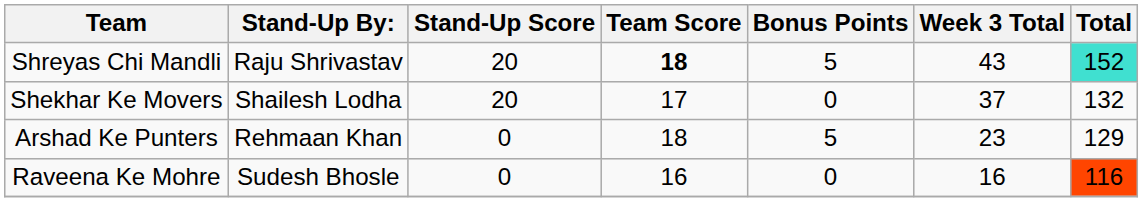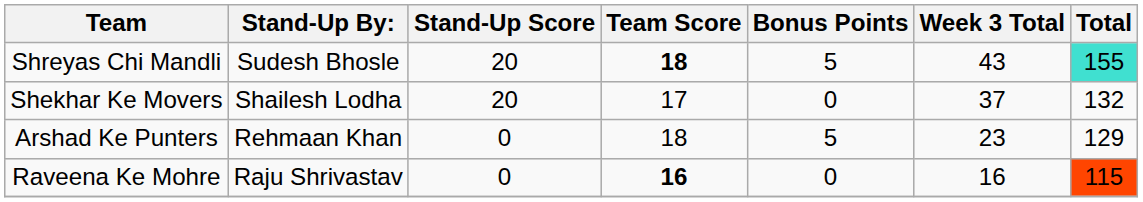(318, 61) Raju Shrivastav -> (318, 61) Sudesh Bhosle
(1104, 61) 152 -> (1104, 61) 155
(318, 176) Sudesh Bhosle -> (318, 176) Raju Shrivastav
(674, 176) normal -> (674, 176) bold
(1104, 176) 116 -> (1104, 176) 115
